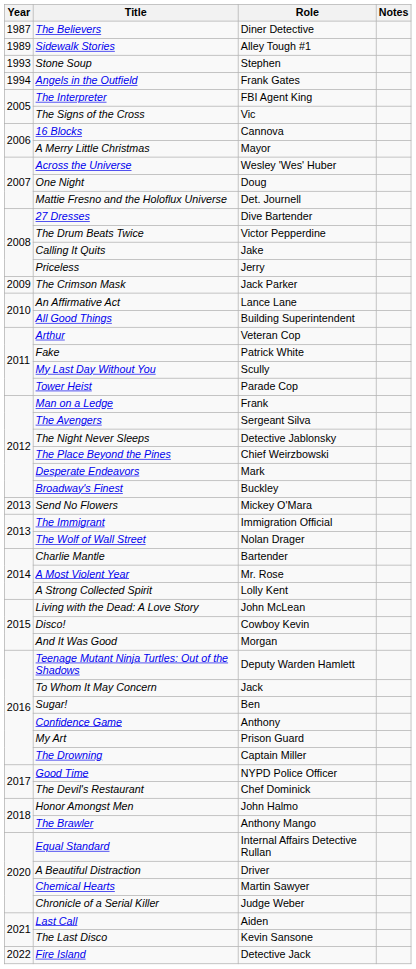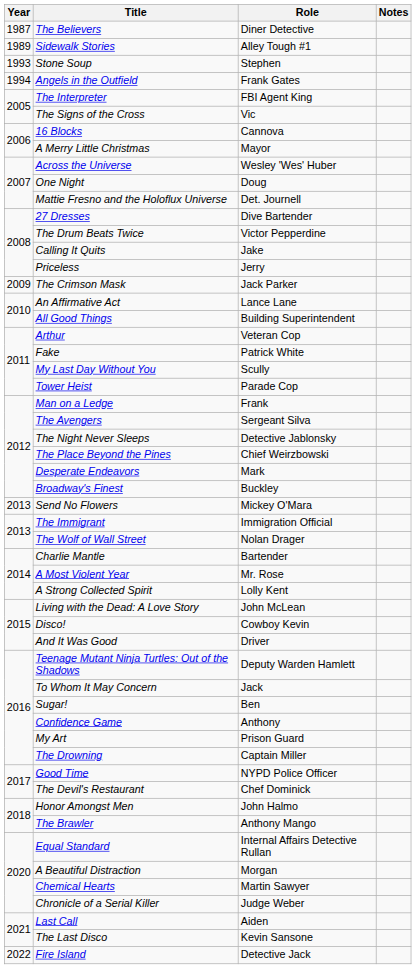(259, 642) Morgan -> (255, 642) Driver
(255, 870) Driver -> (259, 870) Morgan
